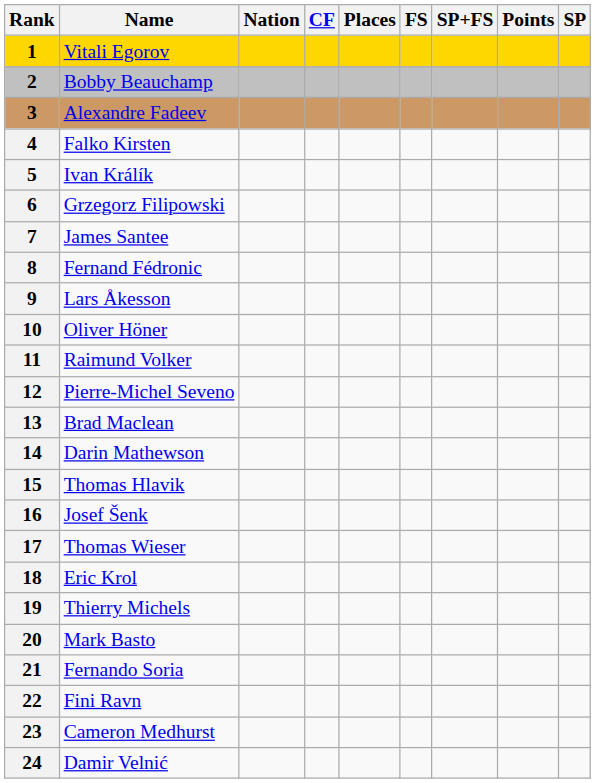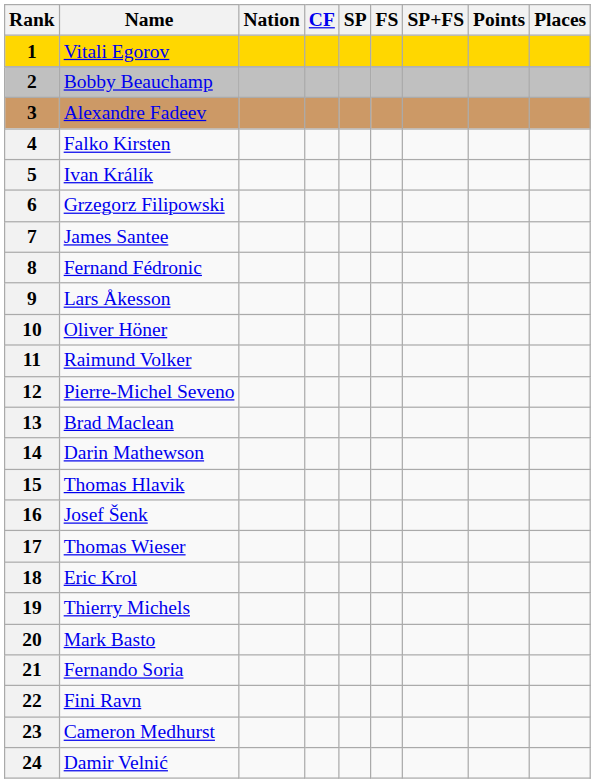columns swapped: (575, 19) <-> (370, 19)
